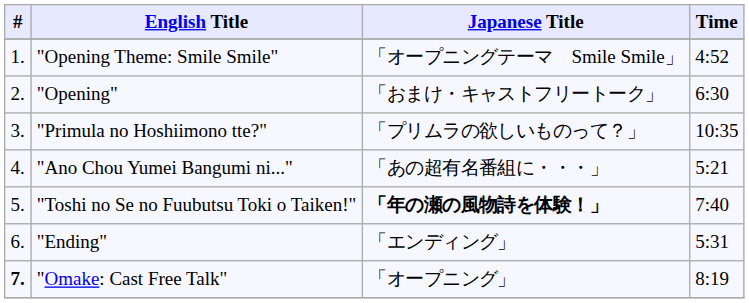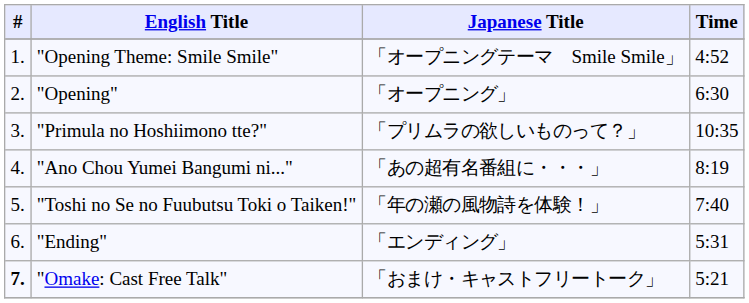(516, 94) 「おまけ・キャストフリートーク」 -> (442, 94) 「オープニング」
(712, 168) 5:21 -> (712, 168) 8:19
(488, 205) bold -> (488, 205) normal
(442, 279) 「オープニング」 -> (516, 279) 「おまけ・キャストフリートーク」
(712, 279) 8:19 -> (712, 279) 5:21
